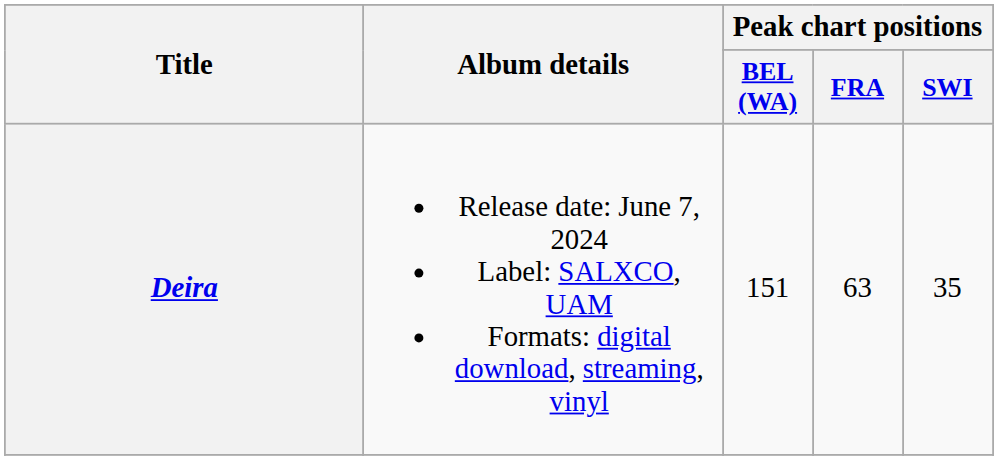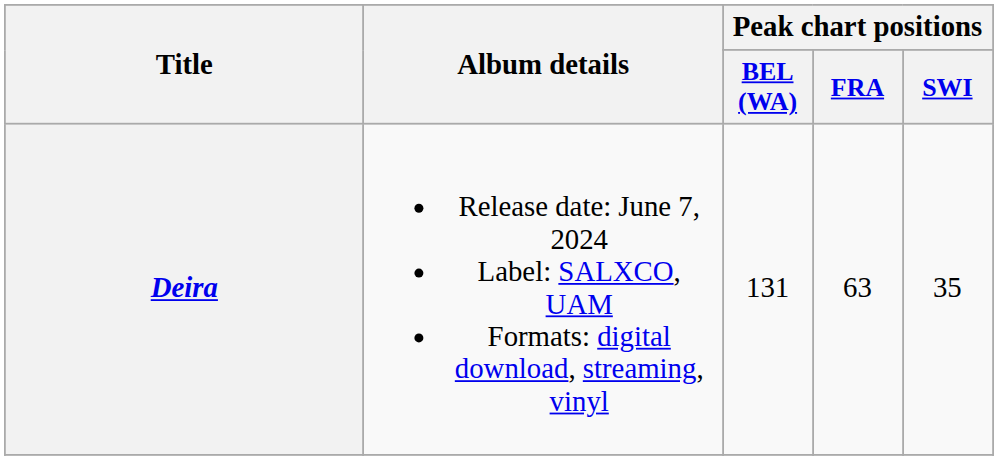(768, 288) 151 -> (768, 288) 131
